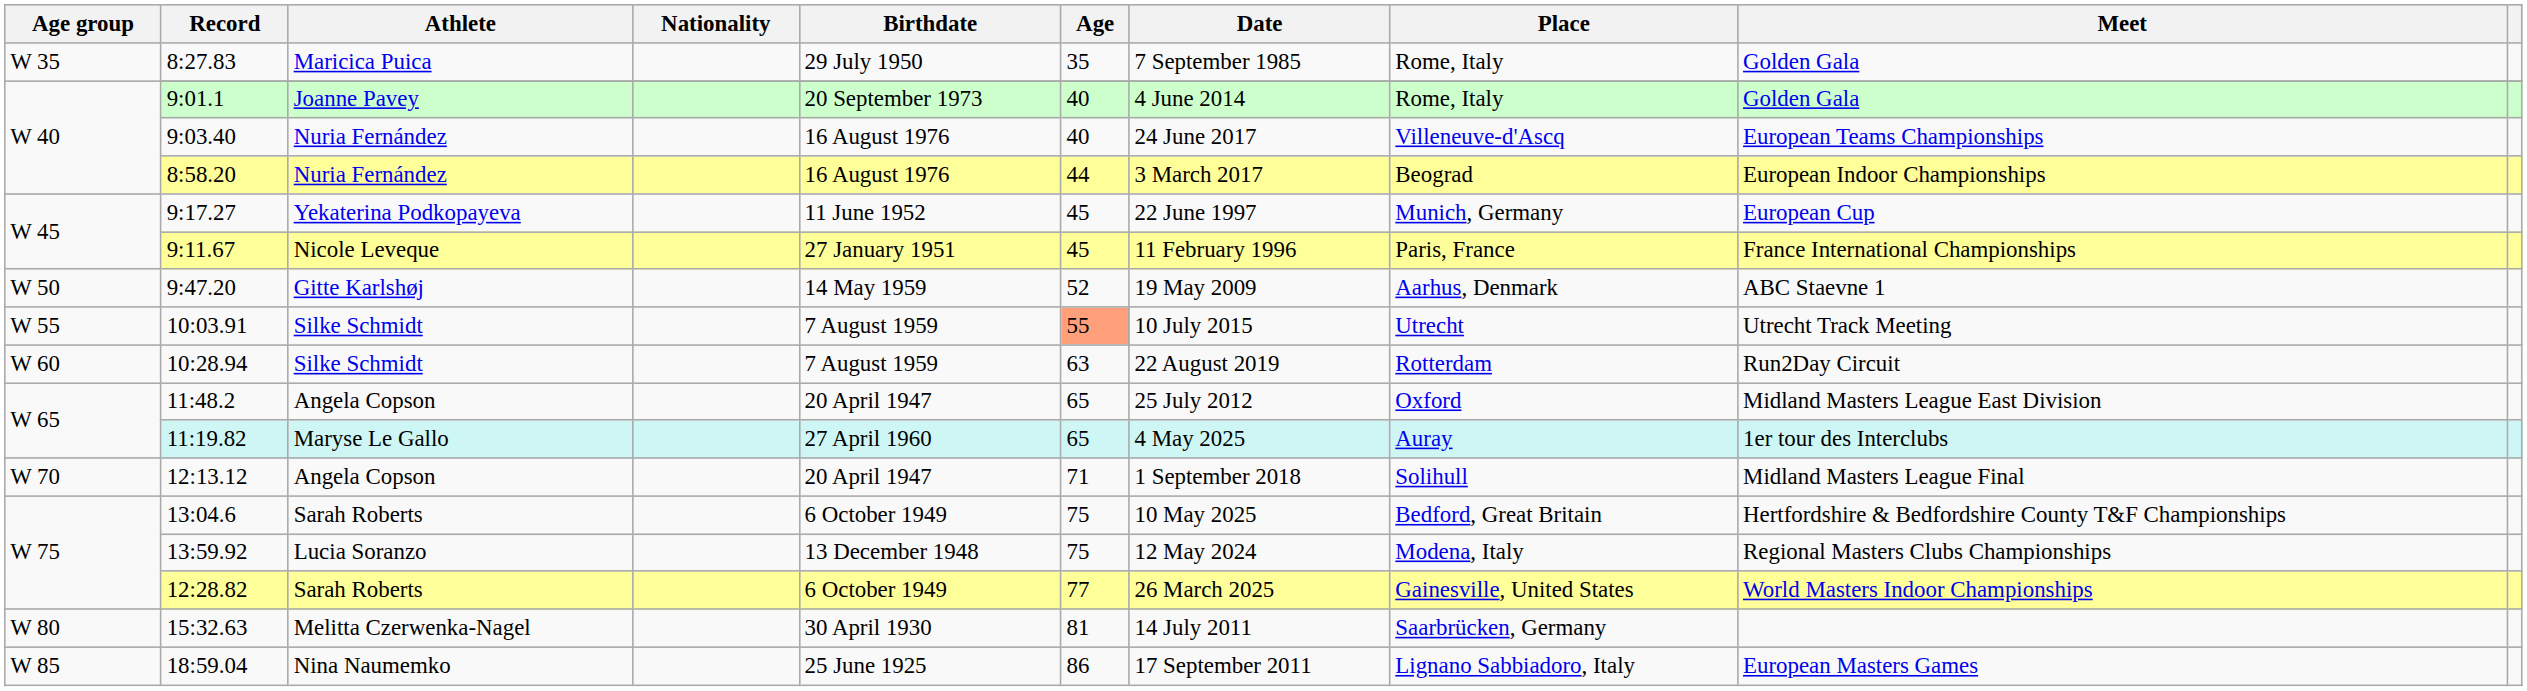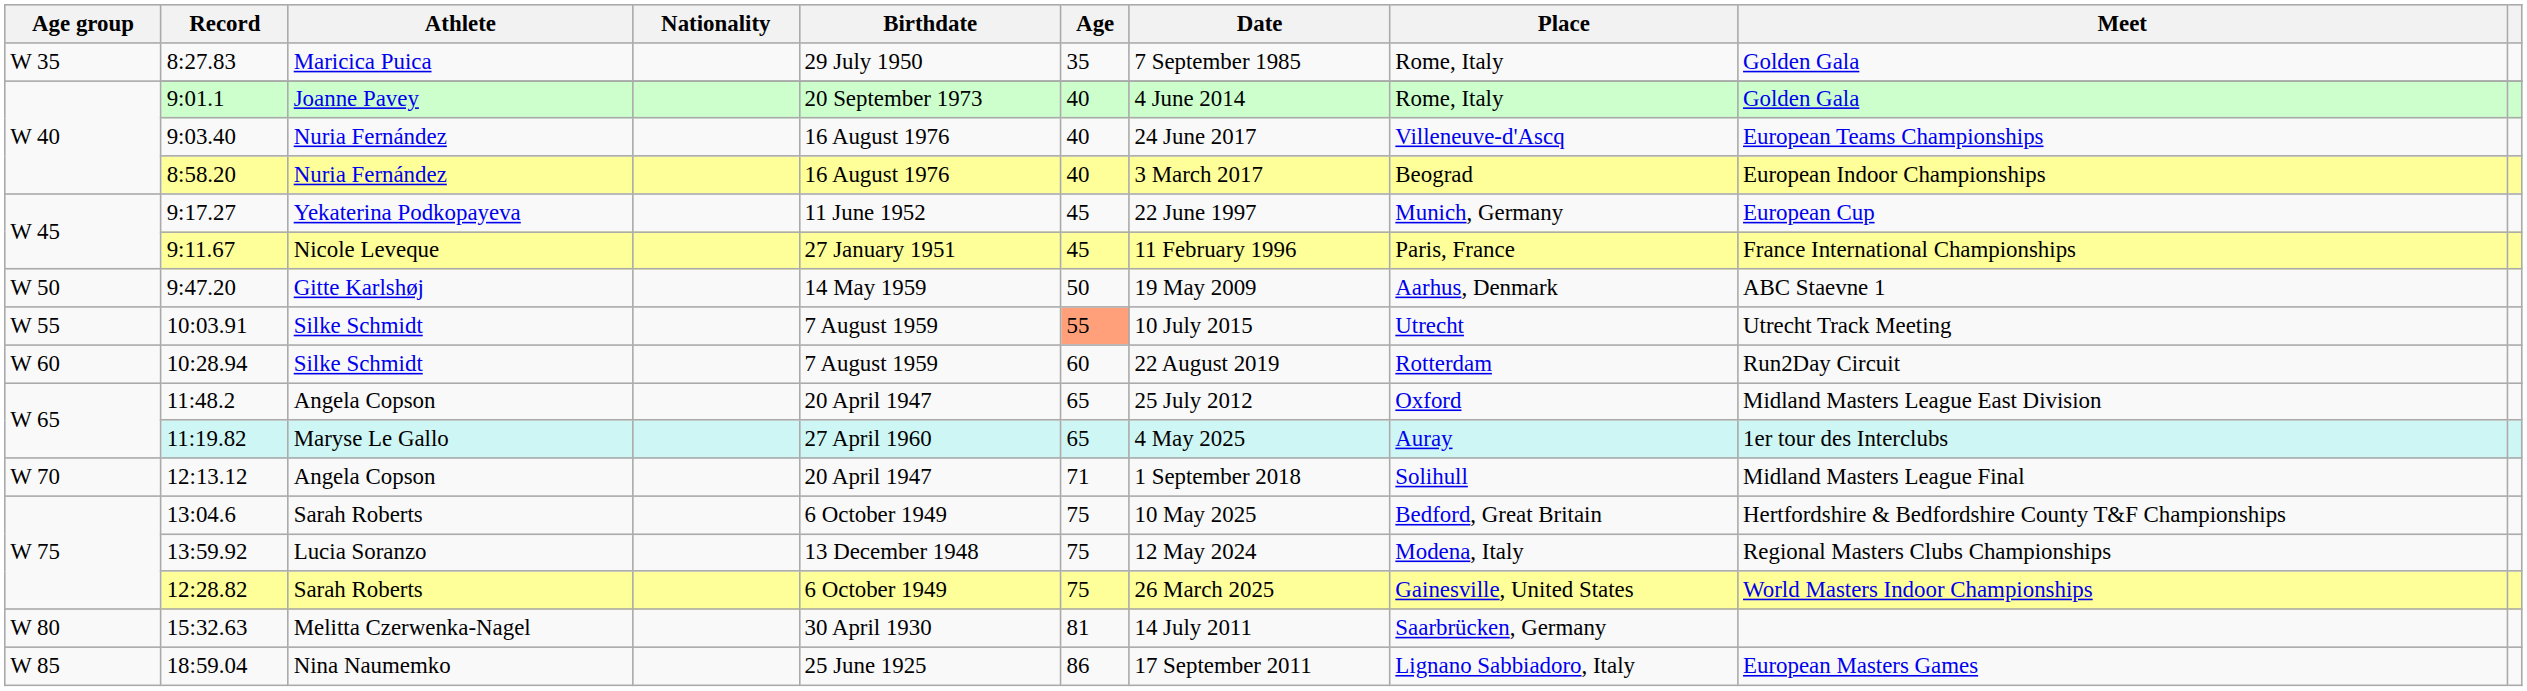(1078, 174) 44 -> (1078, 174) 40
(1078, 288) 52 -> (1078, 288) 50
(1078, 363) 63 -> (1078, 363) 60
(1078, 590) 77 -> (1078, 590) 75
